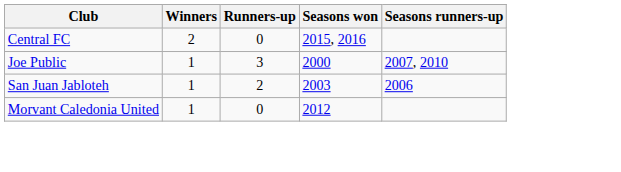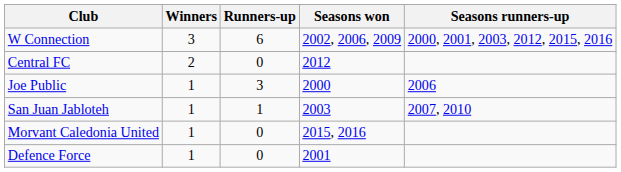+ row: (49, 39)
(334, 39) 2015, 2016 -> (316, 63) 2012
(416, 63) 2007, 2010 -> (422, 86) 2006
(260, 86) 2 -> (260, 109) 1
(399, 86) 2006 -> (439, 109) 2007, 2010
(316, 109) 2012 -> (334, 132) 2015, 2016
+ row: (49, 156)
